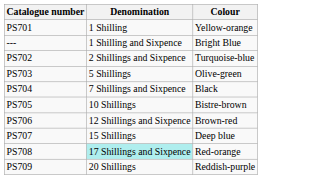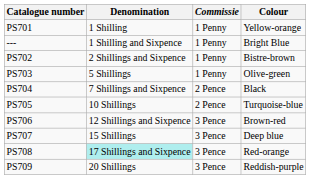+ column: (217, 12)
(225, 58) Turquoise-blue -> (269, 58) Bistre-brown
(221, 105) Bistre-brown -> (273, 105) Turquoise-blue
